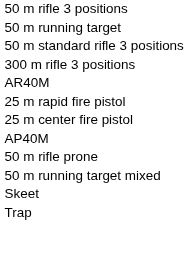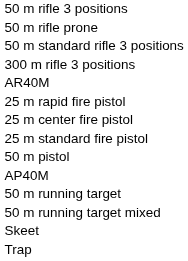rows swapped: (51, 156) <-> (63, 27)
+ row: (76, 138)
+ row: (37, 156)
